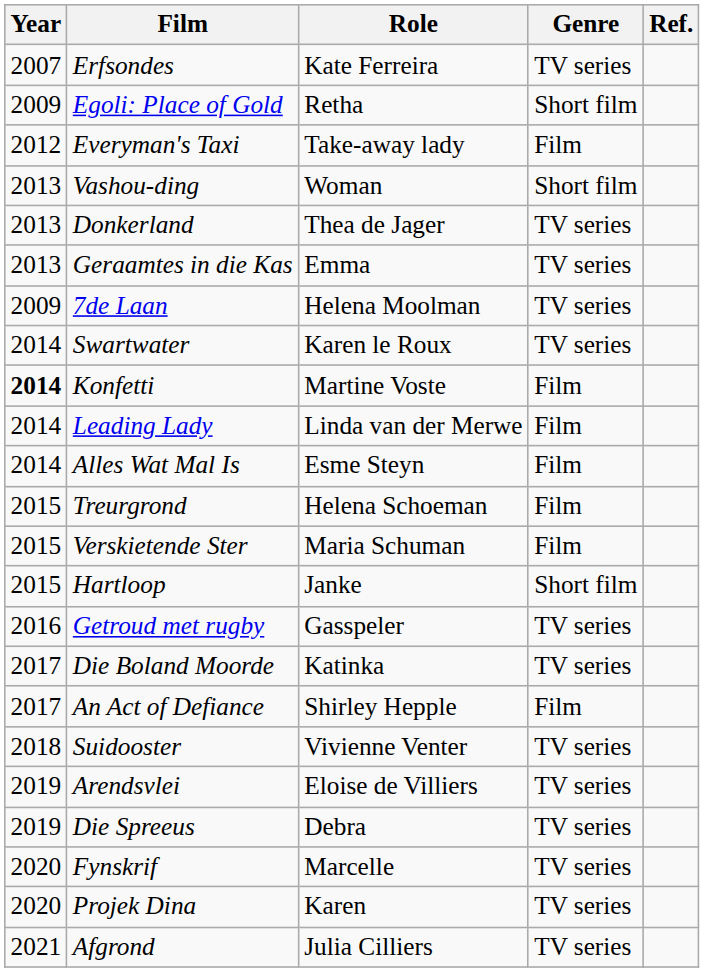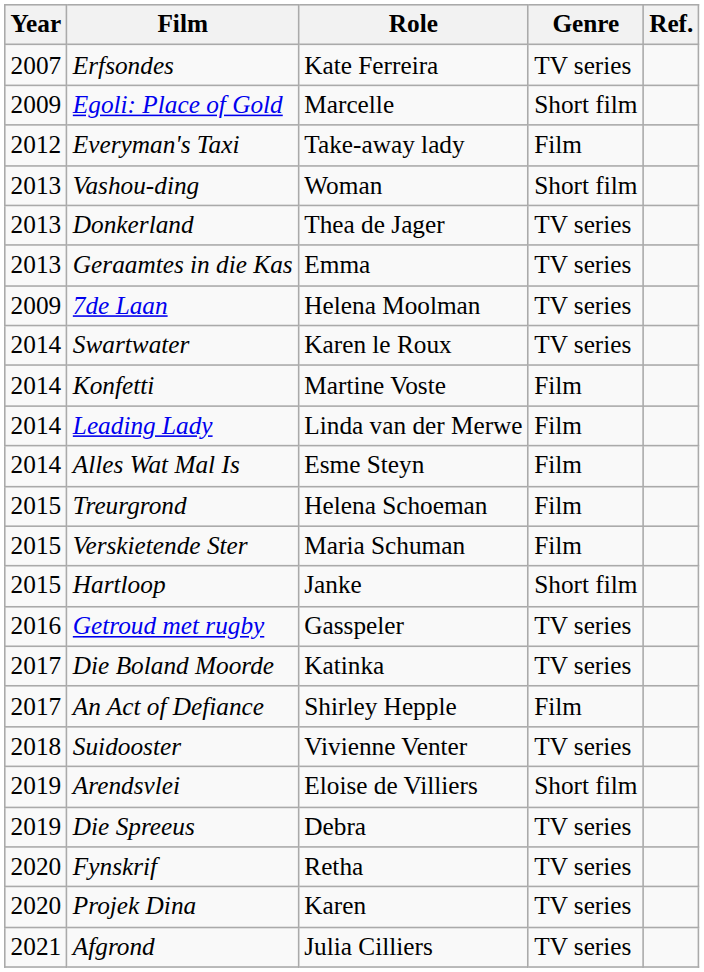(334, 104) Retha -> (349, 104) Marcelle
(36, 385) bold -> (36, 385) normal
(583, 786) TV series -> (586, 786) Short film
(349, 866) Marcelle -> (334, 866) Retha
